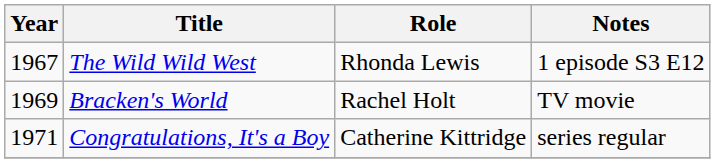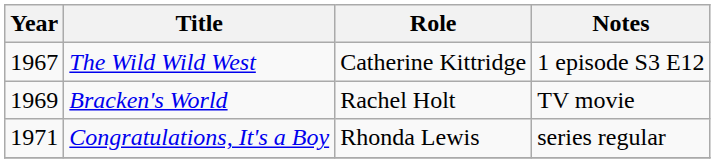(410, 61) Rhonda Lewis -> (433, 61) Catherine Kittridge
(433, 137) Catherine Kittridge -> (410, 137) Rhonda Lewis
